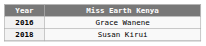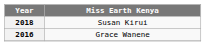rows swapped: (24, 23) <-> (24, 35)
